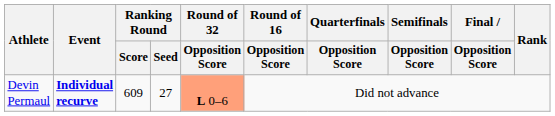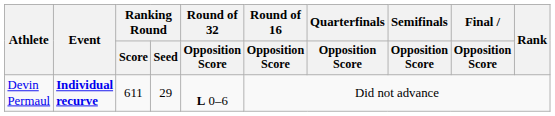(133, 93) 609 -> (133, 93) 611
(166, 93) 27 -> (166, 93) 29
(212, 101) lightsalmon background -> (212, 101) no background
